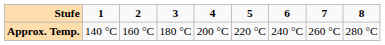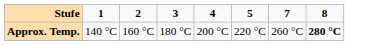- column: (287, 13)
(362, 31) normal -> (325, 31) bold
